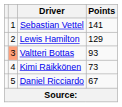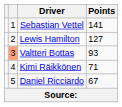(96, 39) 129 -> (96, 39) 127
(93, 67) 73 -> (93, 67) 71
